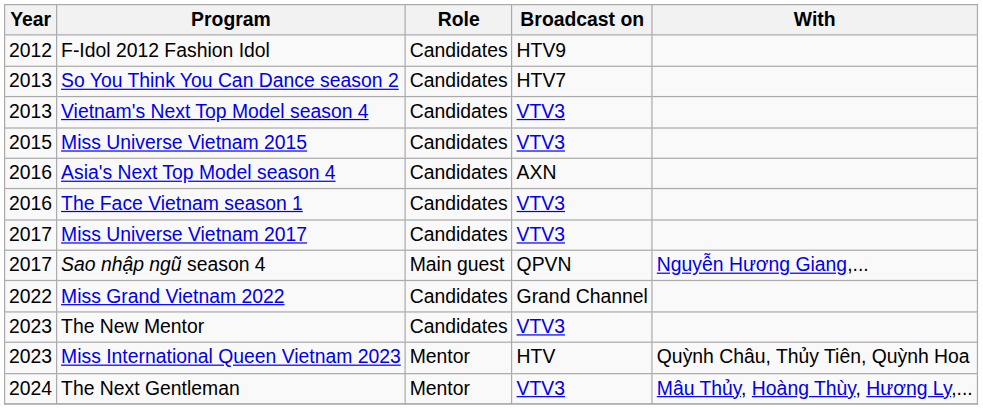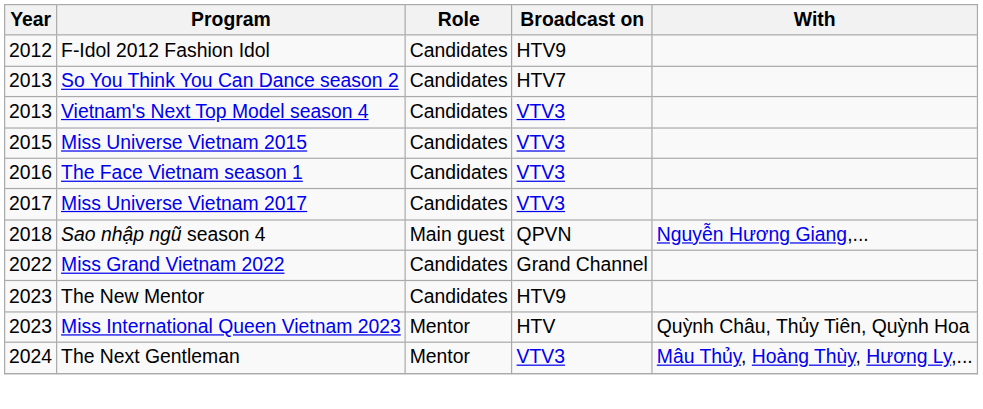- row: (198, 173)
(31, 265) 2017 -> (31, 234) 2018
(541, 326) VTV3 -> (541, 296) HTV9
